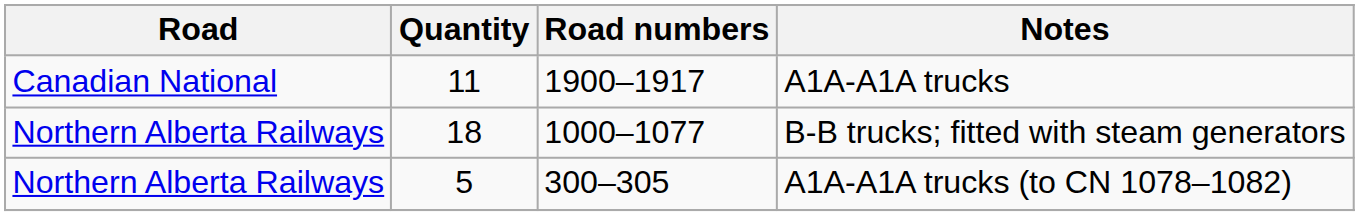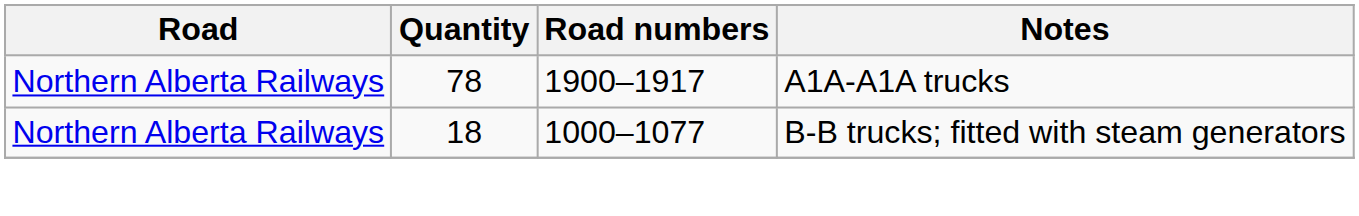(145, 81) Canadian National -> (198, 81) Northern Alberta Railways
(464, 81) 11 -> (464, 81) 78
- row: (1038, 183)
